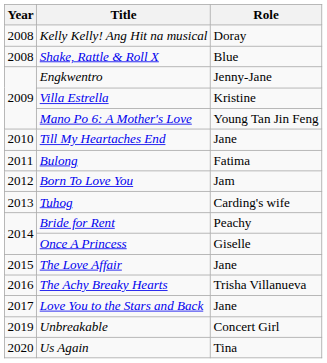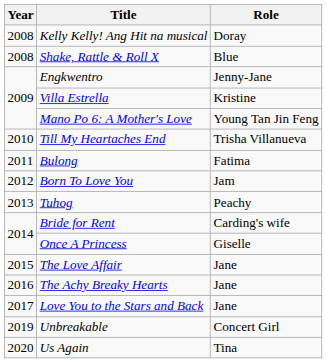(225, 139) Jane -> (260, 139) Trisha Villanueva
(252, 202) Carding's wife -> (232, 202) Peachy
(232, 222) Peachy -> (252, 222) Carding's wife
(260, 285) Trisha Villanueva -> (225, 285) Jane
